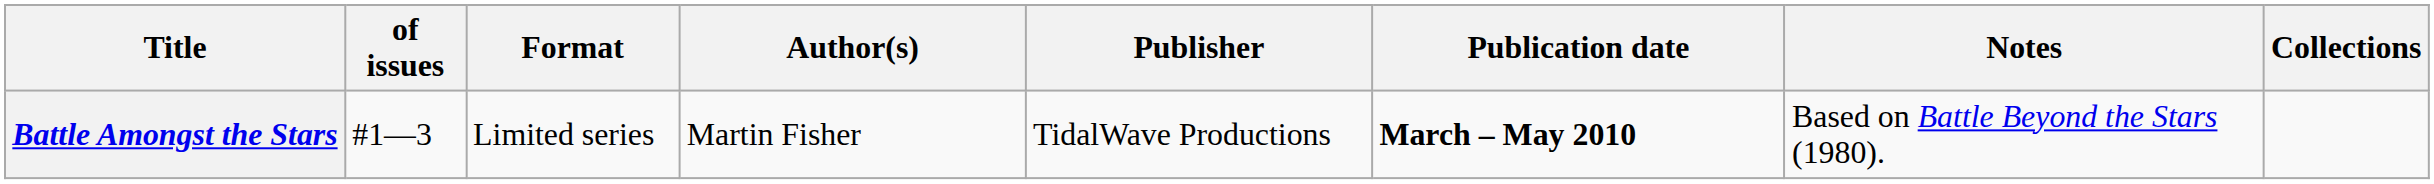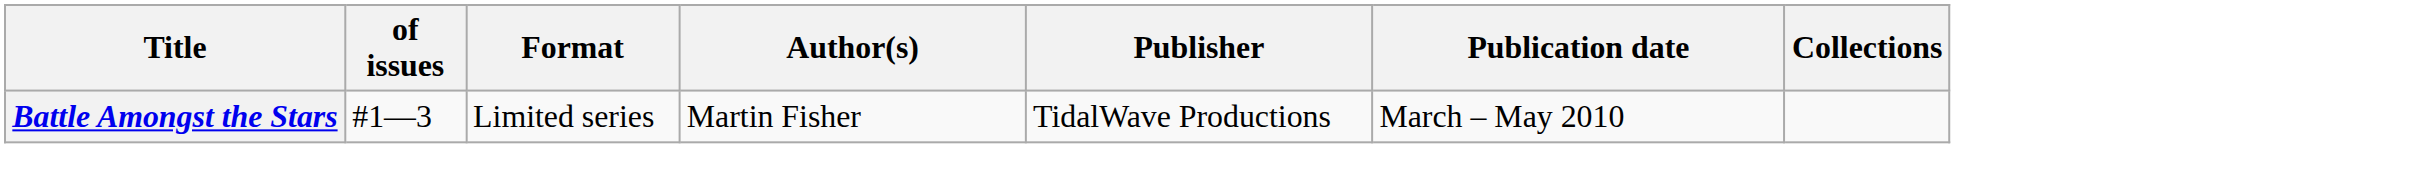- column: (2024, 47)
(1508, 133) bold -> (1502, 116) normal
